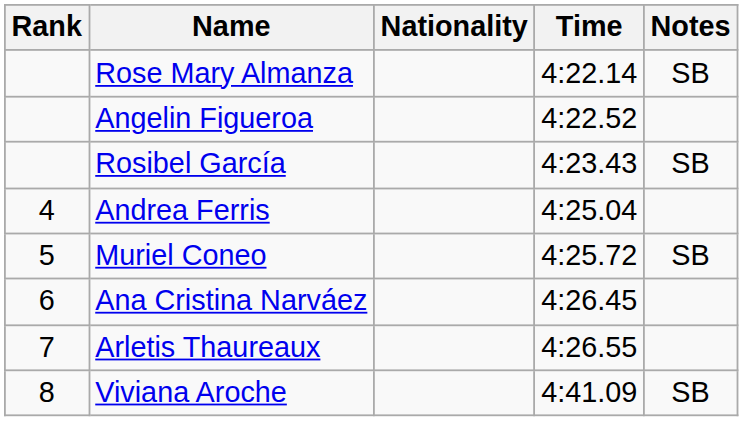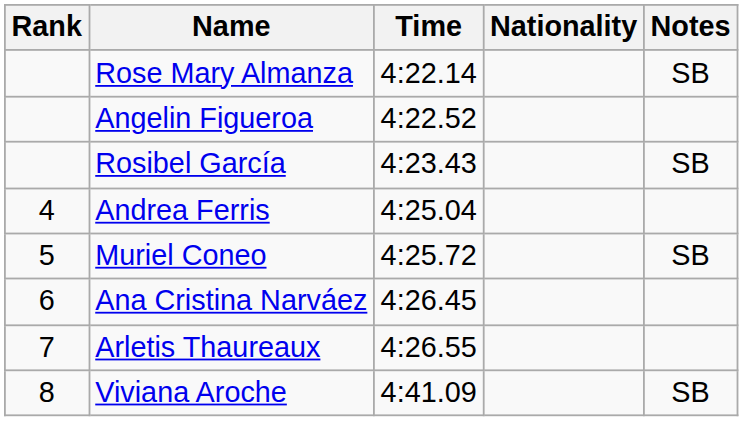columns swapped: (454, 27) <-> (589, 27)
